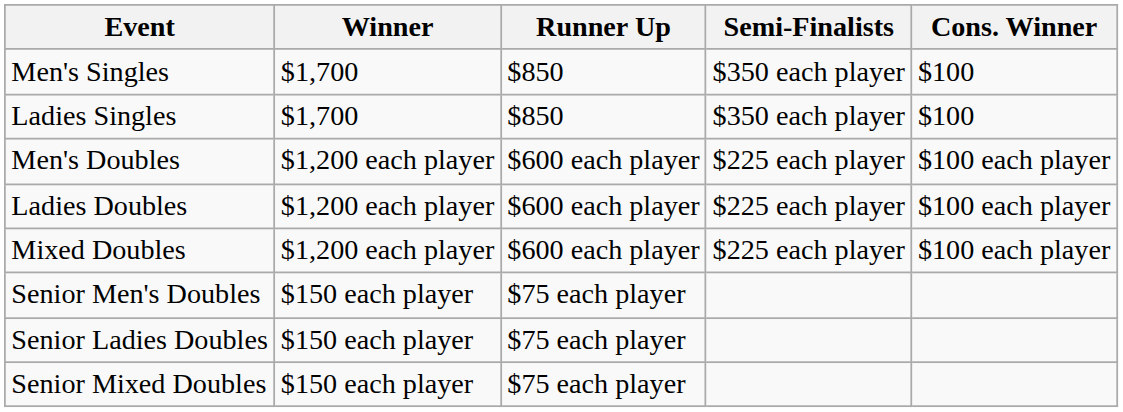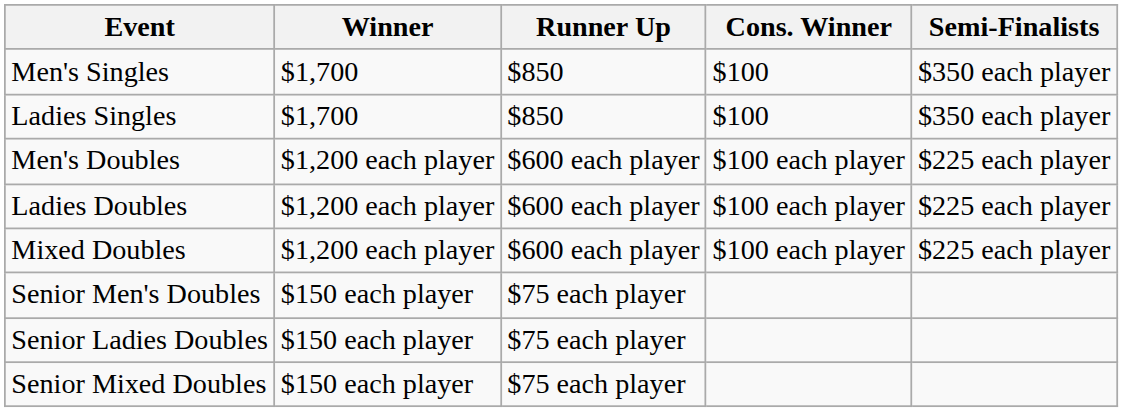columns swapped: (809, 26) <-> (1014, 26)
